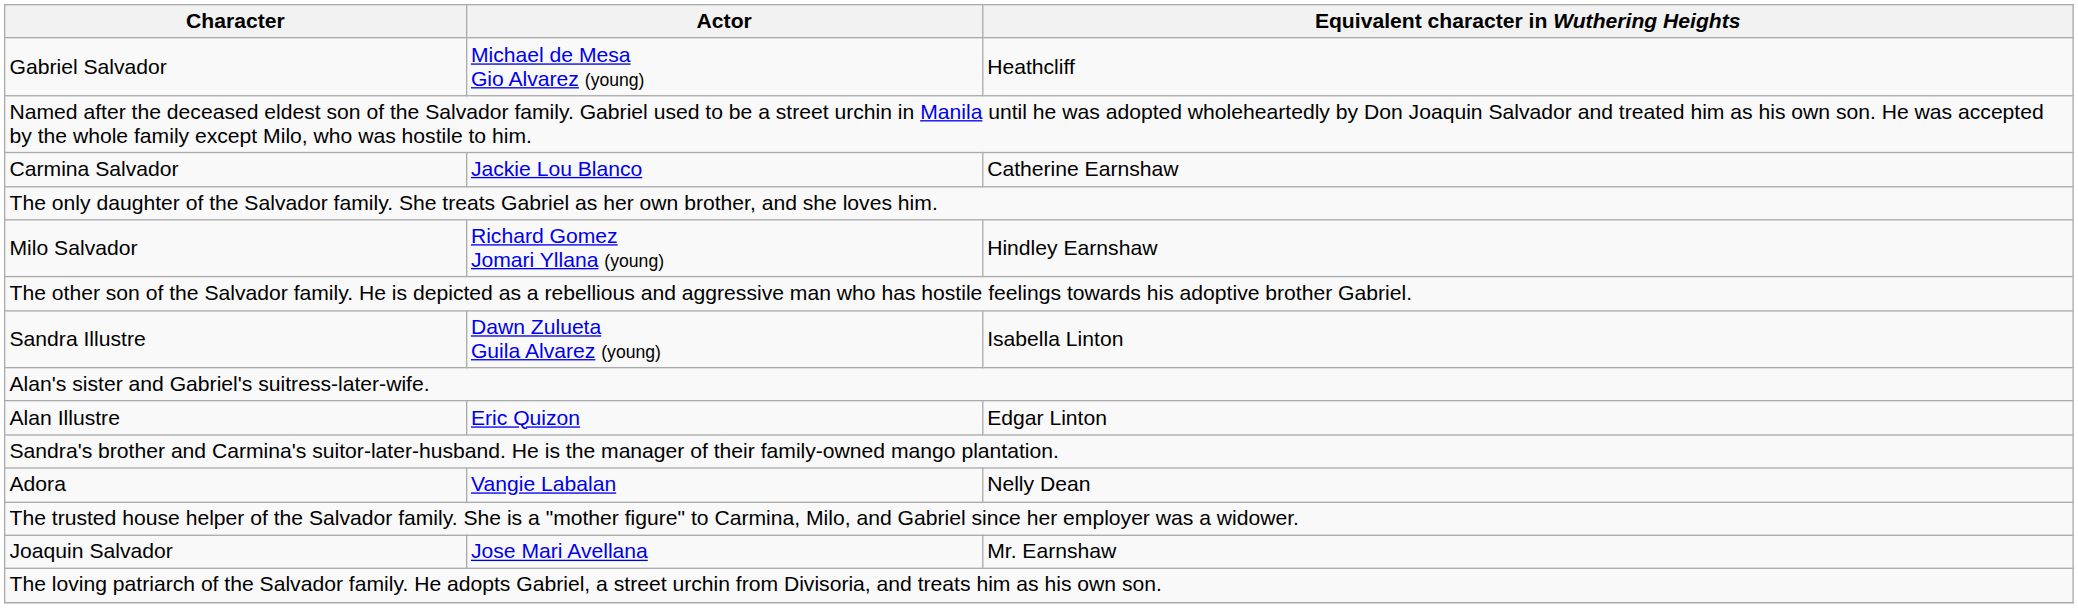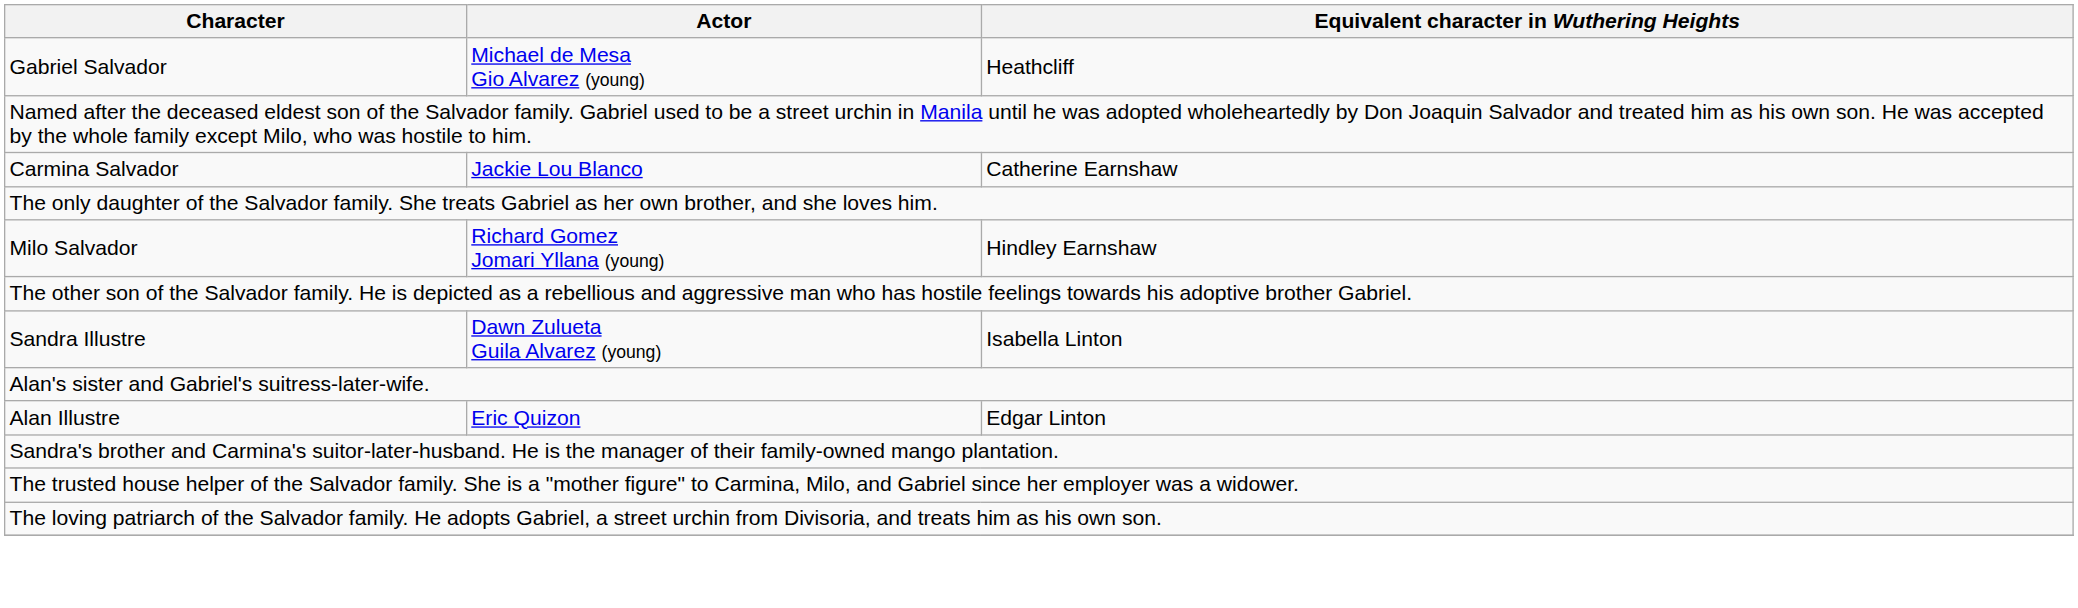- row: (38, 484)
- row: (91, 551)
